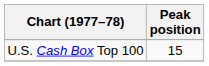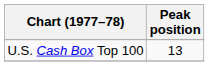(175, 50) 15 -> (175, 50) 13
